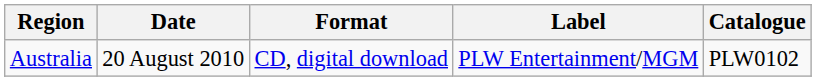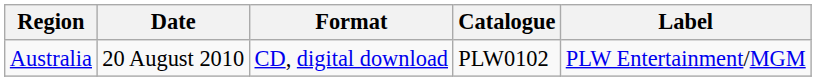columns swapped: (578, 22) <-> (757, 22)
